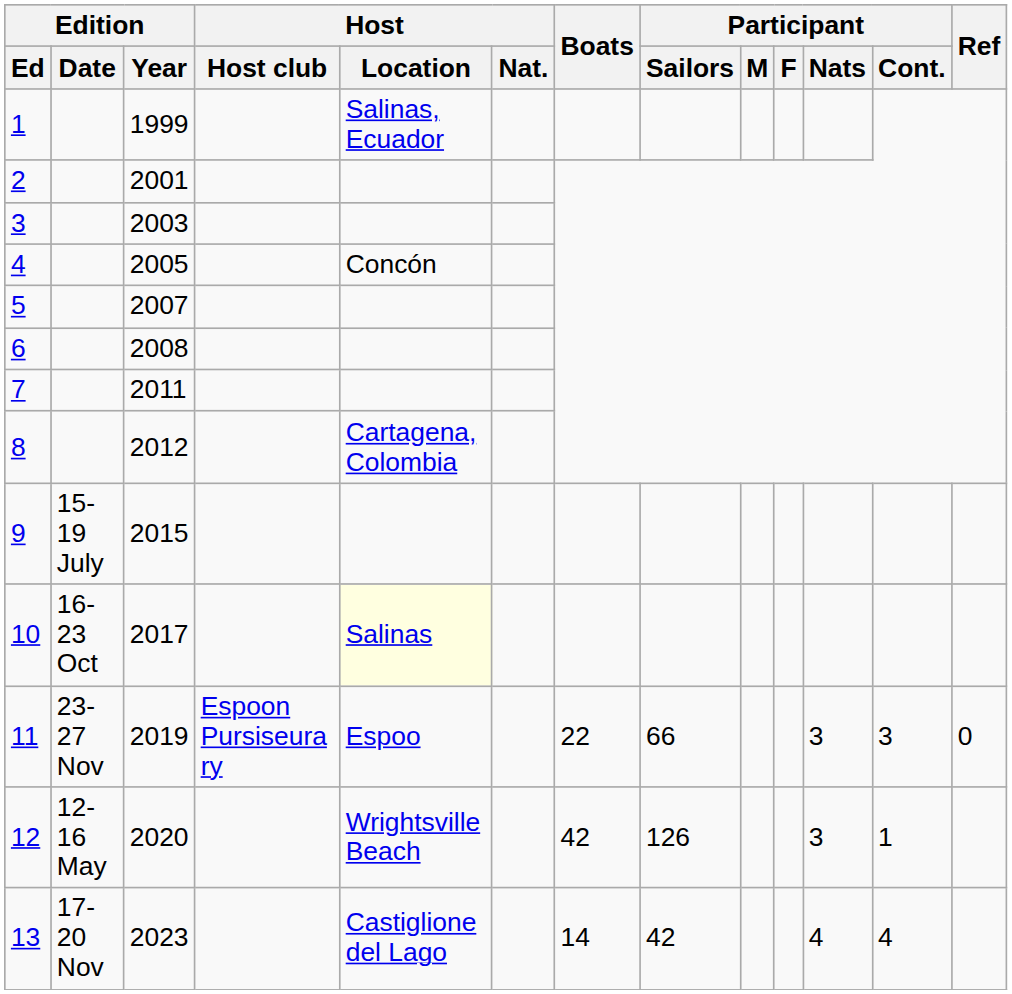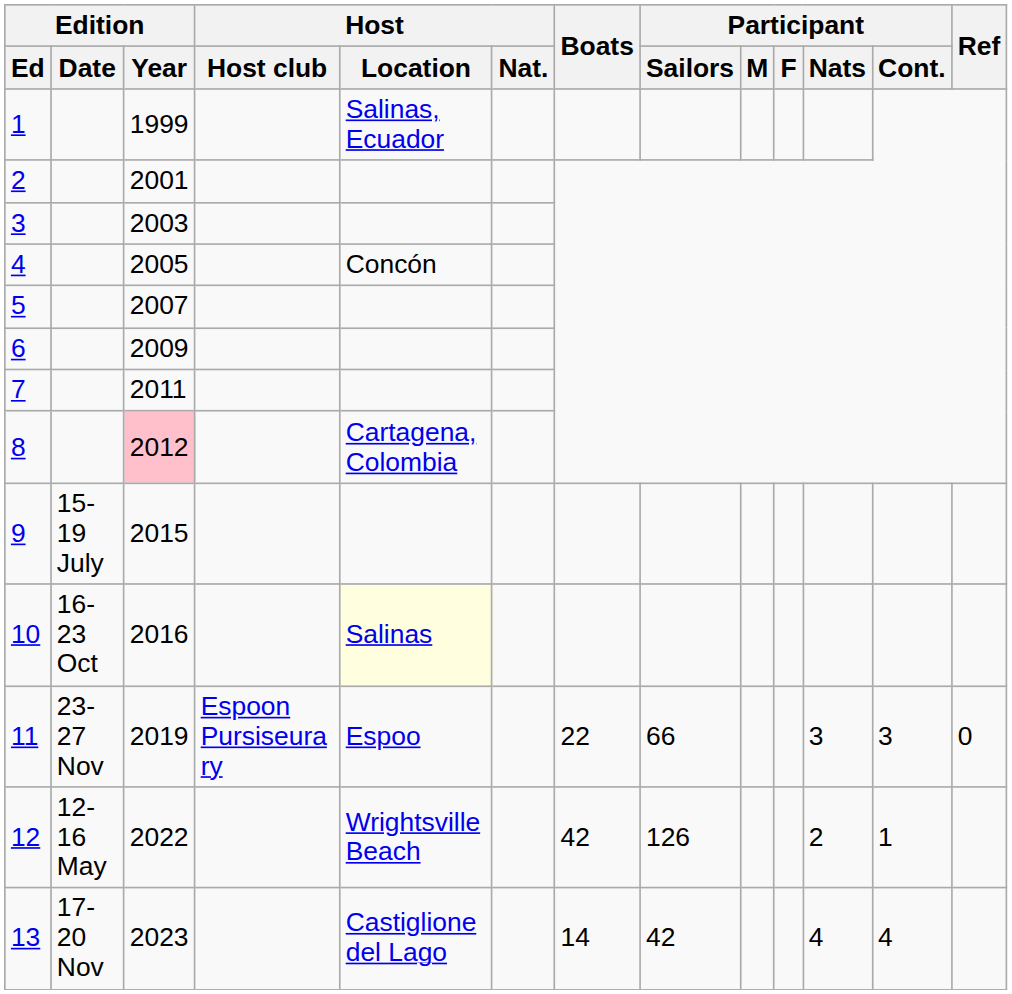(159, 348) 2008 -> (159, 348) 2009
(159, 446) no background -> (159, 446) pink background
(159, 634) 2017 -> (159, 634) 2016
(159, 837) 2020 -> (159, 837) 2022
(816, 837) 3 -> (816, 837) 2
